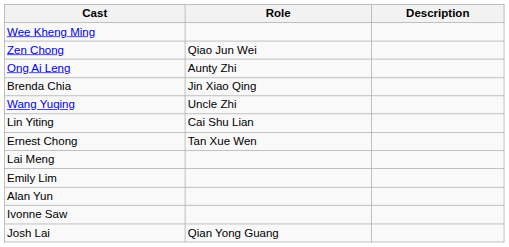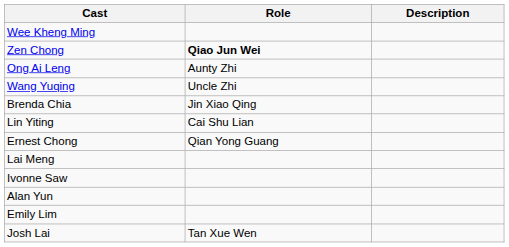(222, 50) normal -> (224, 50) bold
rows swapped: (39, 86) <-> (41, 104)
(222, 141) Tan Xue Wen -> (233, 141) Qian Yong Guang
rows swapped: (37, 214) <-> (32, 178)
(233, 232) Qian Yong Guang -> (222, 232) Tan Xue Wen
